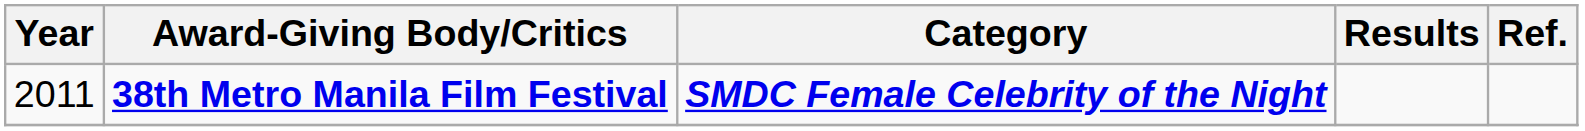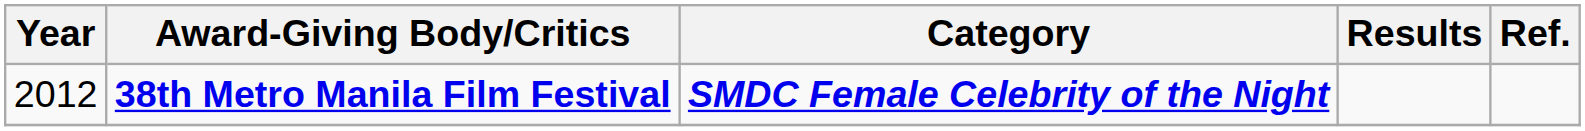(54, 93) 2011 -> (56, 93) 2012
